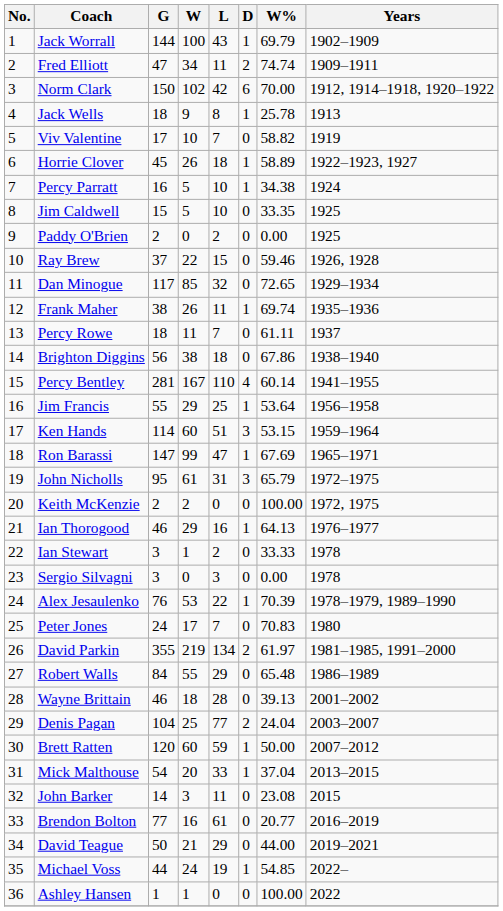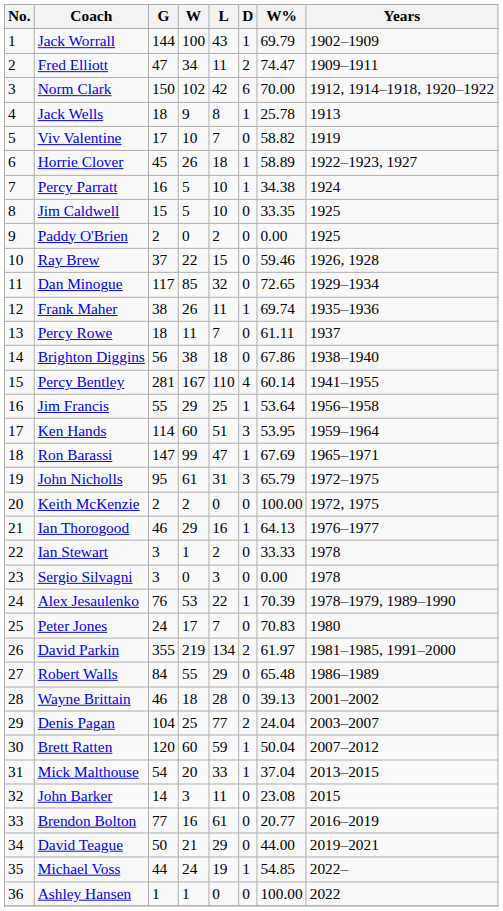(278, 65) 74.74 -> (278, 65) 74.47
(278, 430) 53.15 -> (278, 430) 53.95
(278, 747) 50.00 -> (278, 747) 50.04
